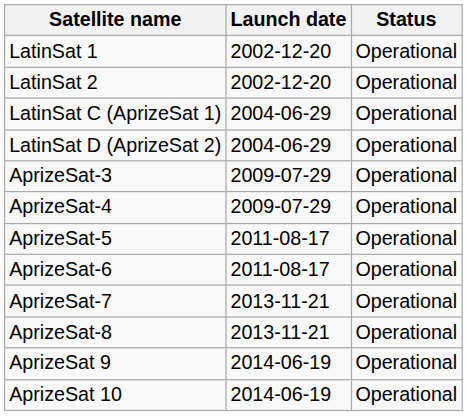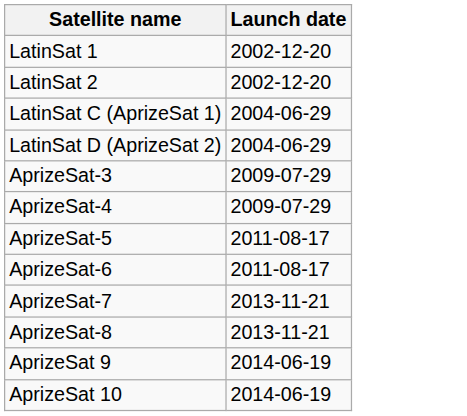- column: (406, 20)
